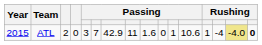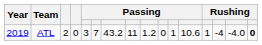(18, 32) 2015 -> (18, 32) 2019
(113, 32) 42.9 -> (113, 32) 43.2
(149, 32) 1.6 -> (149, 32) 1.2
(237, 32) khaki background -> (237, 32) no background
